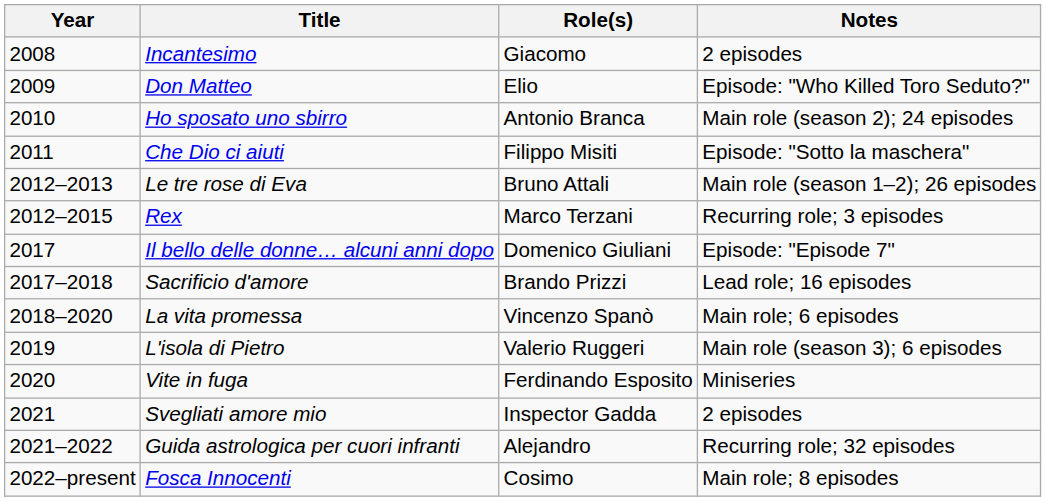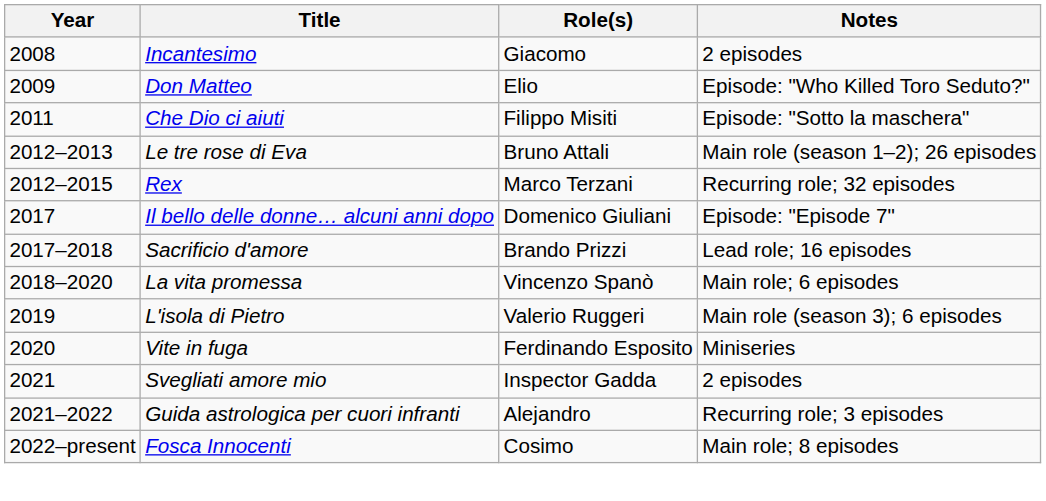- row: (246, 119)
(823, 217) Recurring role; 3 episodes -> (829, 184) Recurring role; 32 episodes
(829, 446) Recurring role; 32 episodes -> (823, 413) Recurring role; 3 episodes
